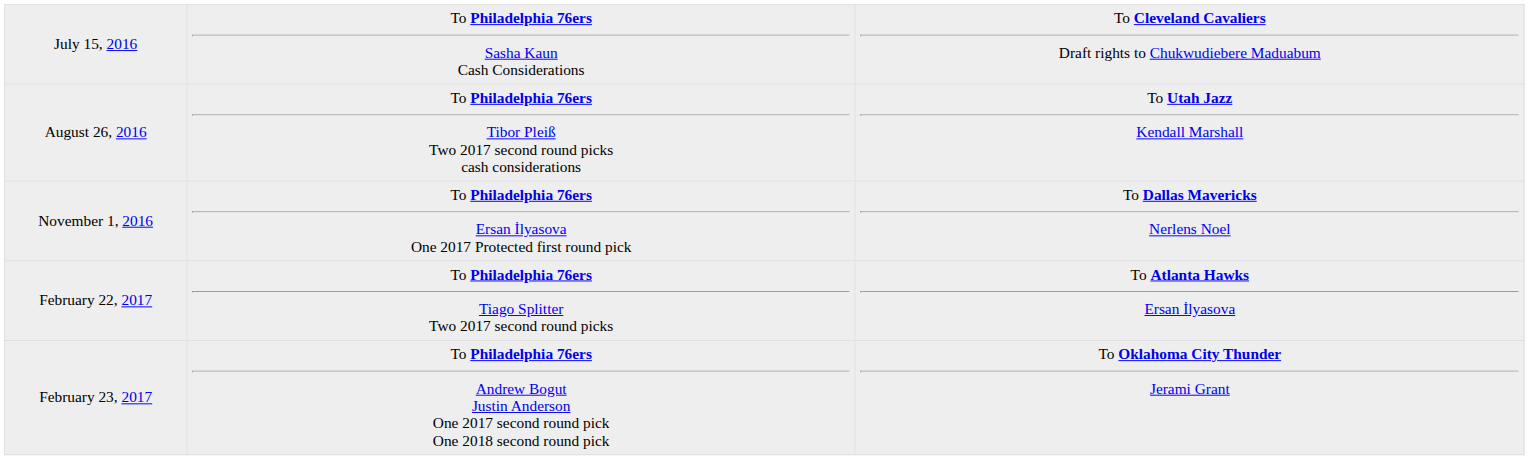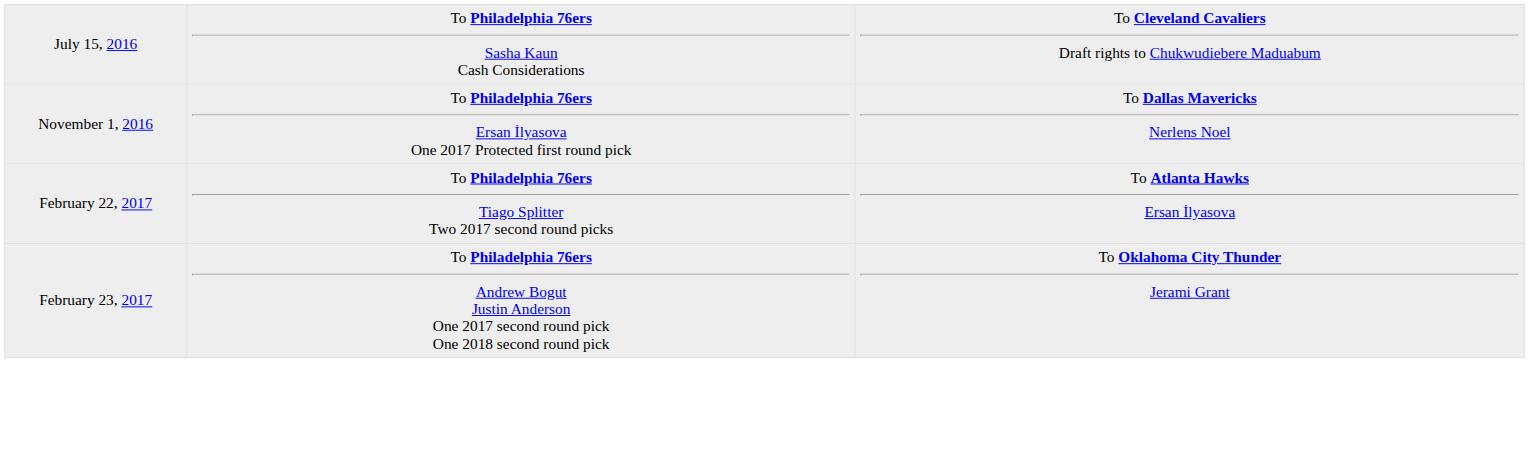- row: (96, 132)
